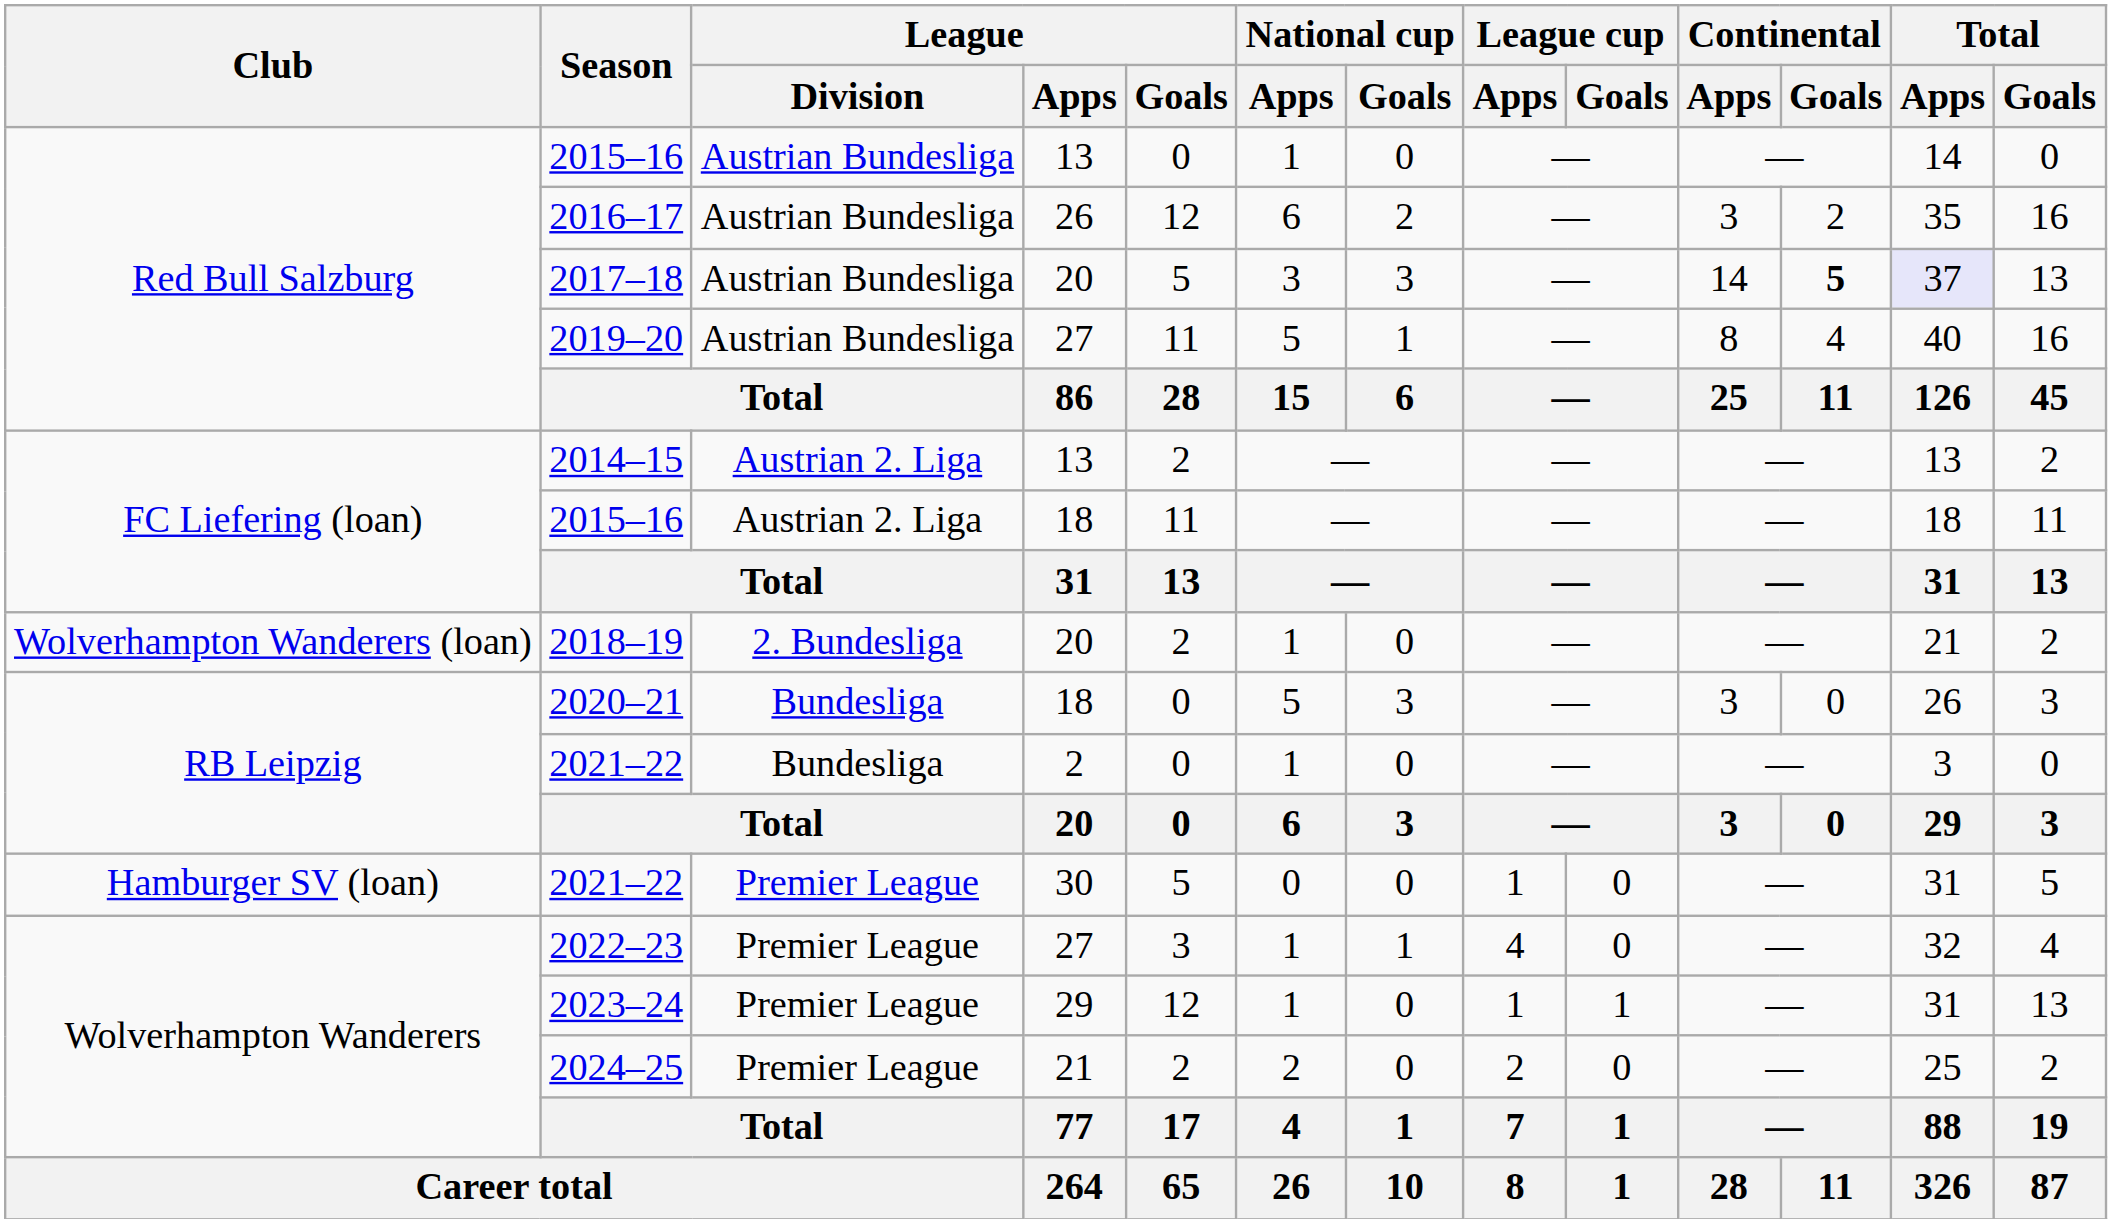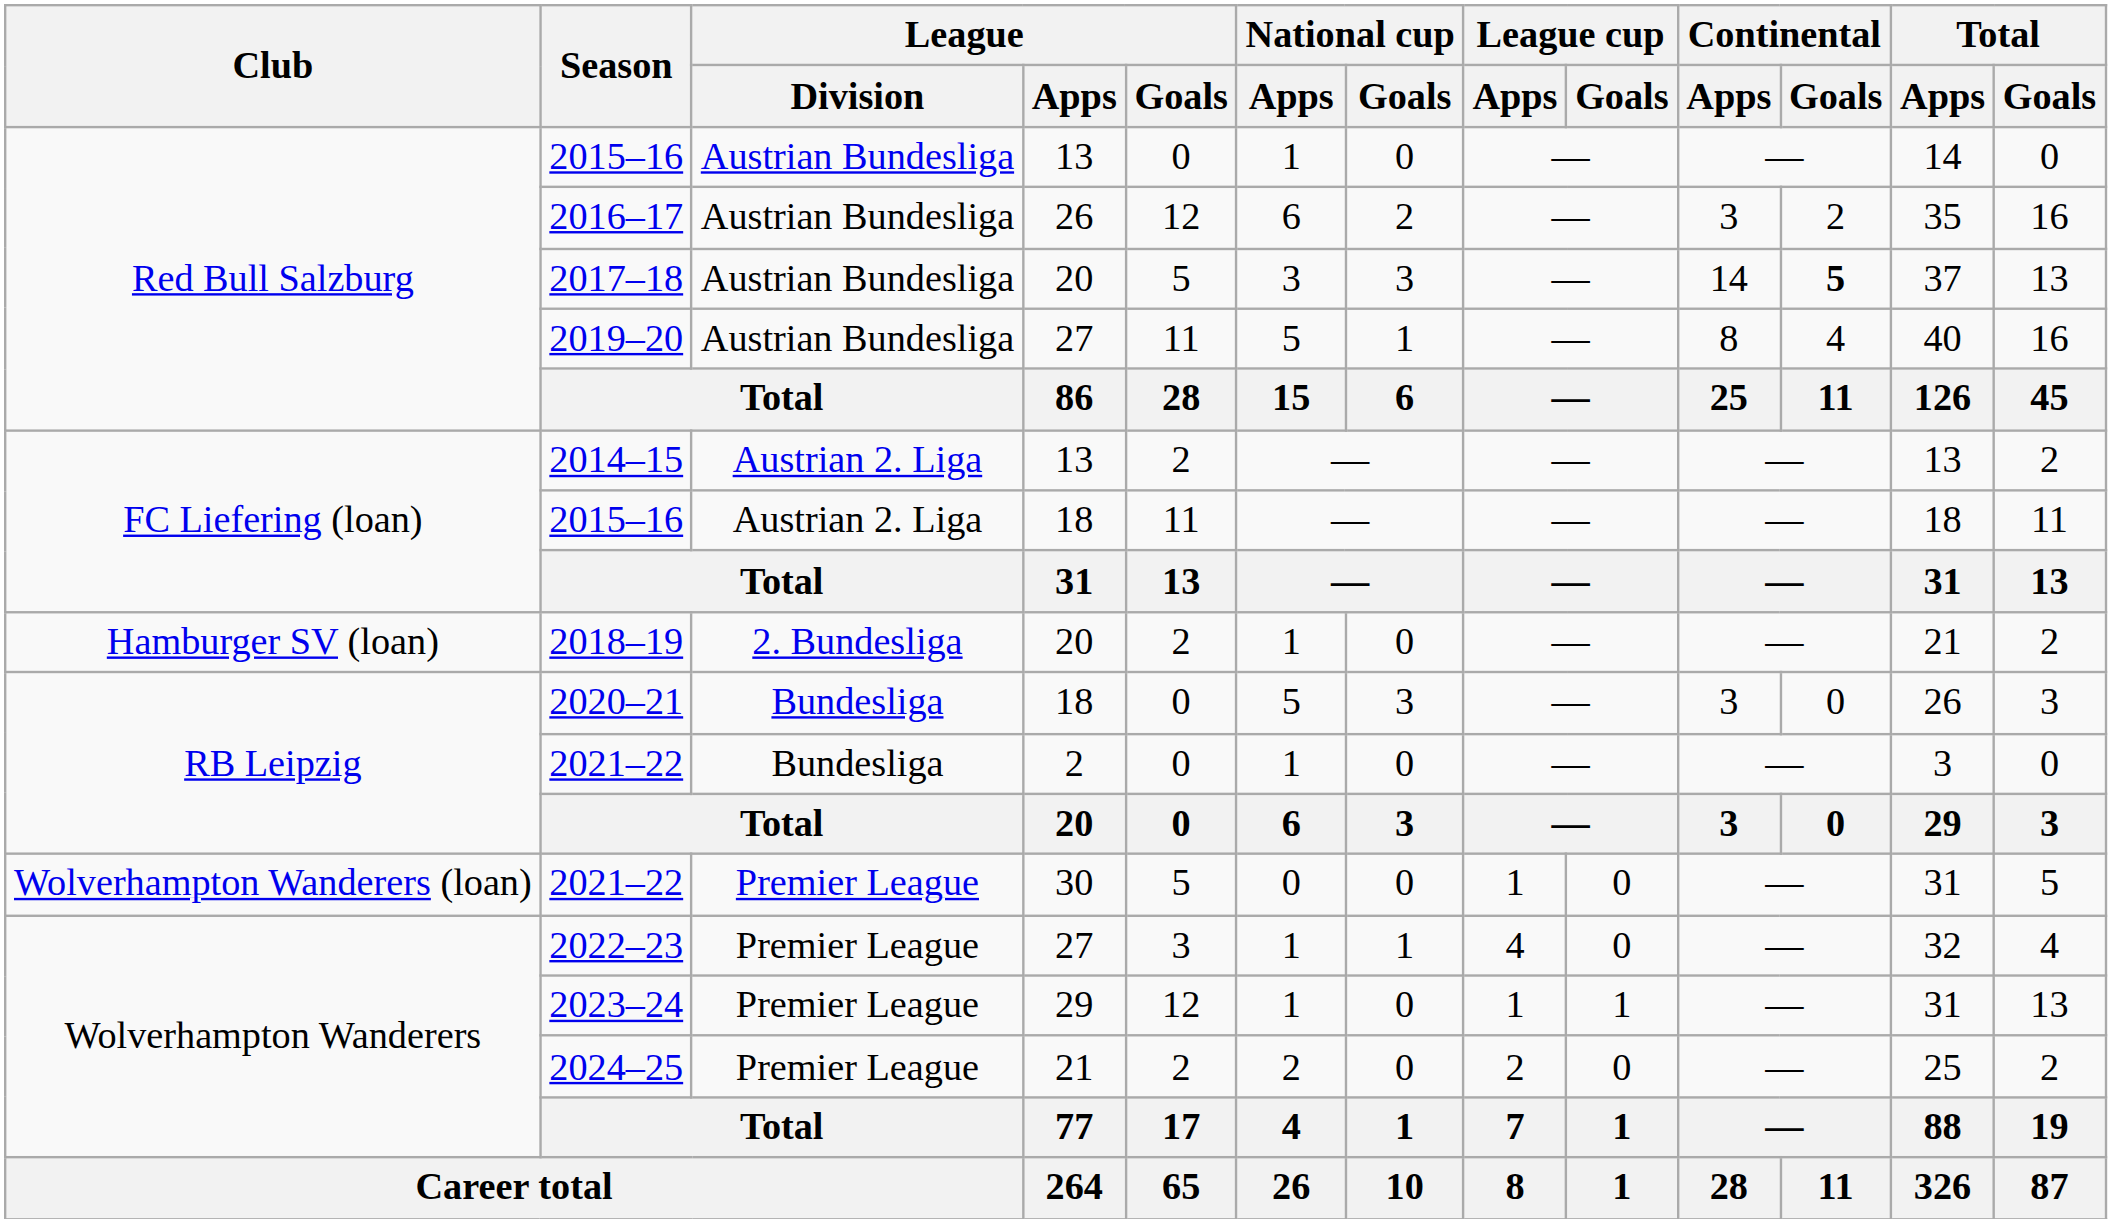(1943, 277) lavender background -> (1943, 277) no background
(273, 641) Wolverhampton Wanderers (loan) -> (273, 641) Hamburger SV (loan)
(273, 883) Hamburger SV (loan) -> (273, 883) Wolverhampton Wanderers (loan)
